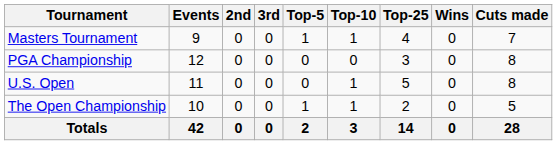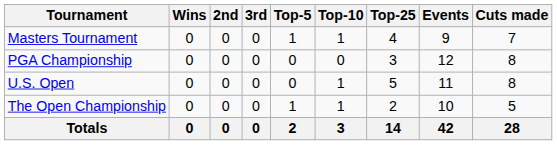columns swapped: (452, 15) <-> (196, 15)
